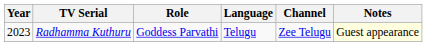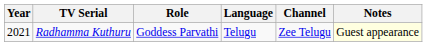(19, 32) 2023 -> (19, 32) 2021
